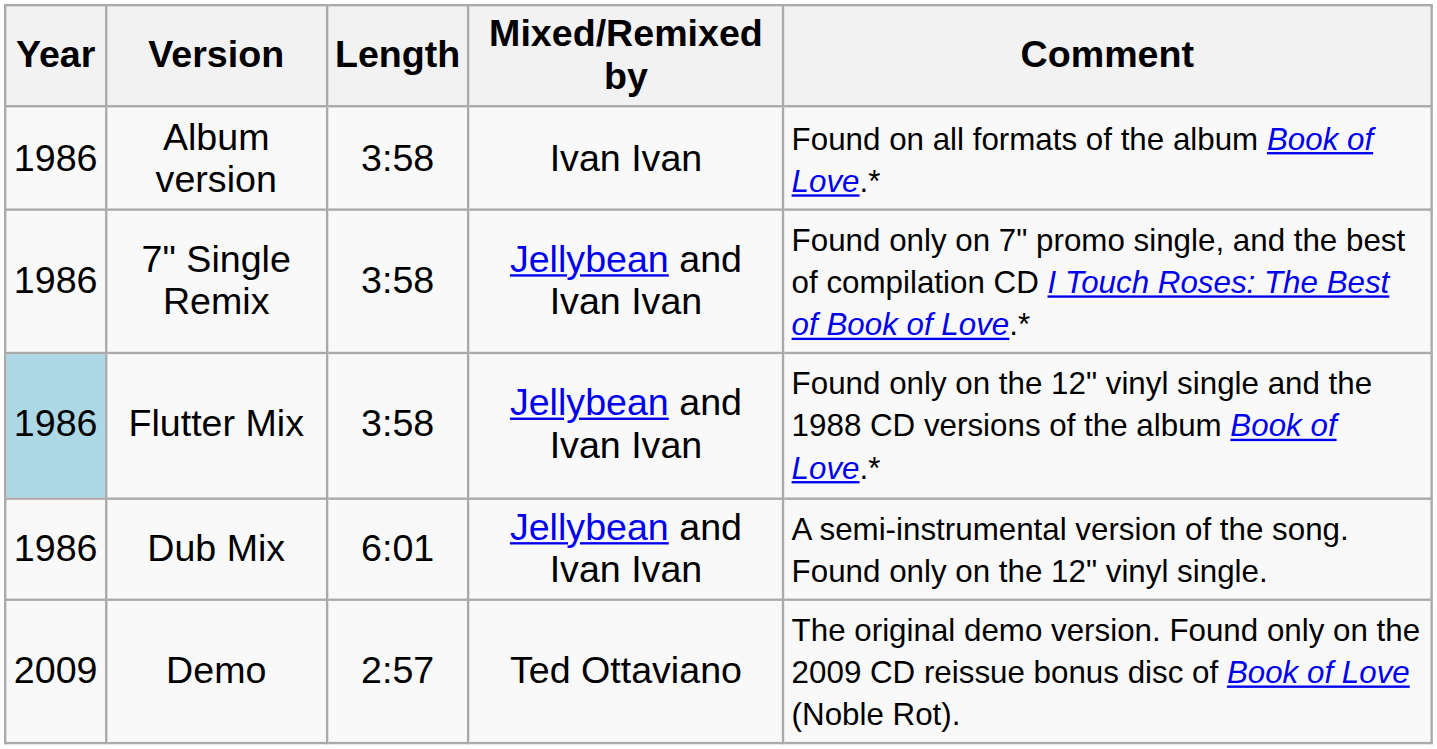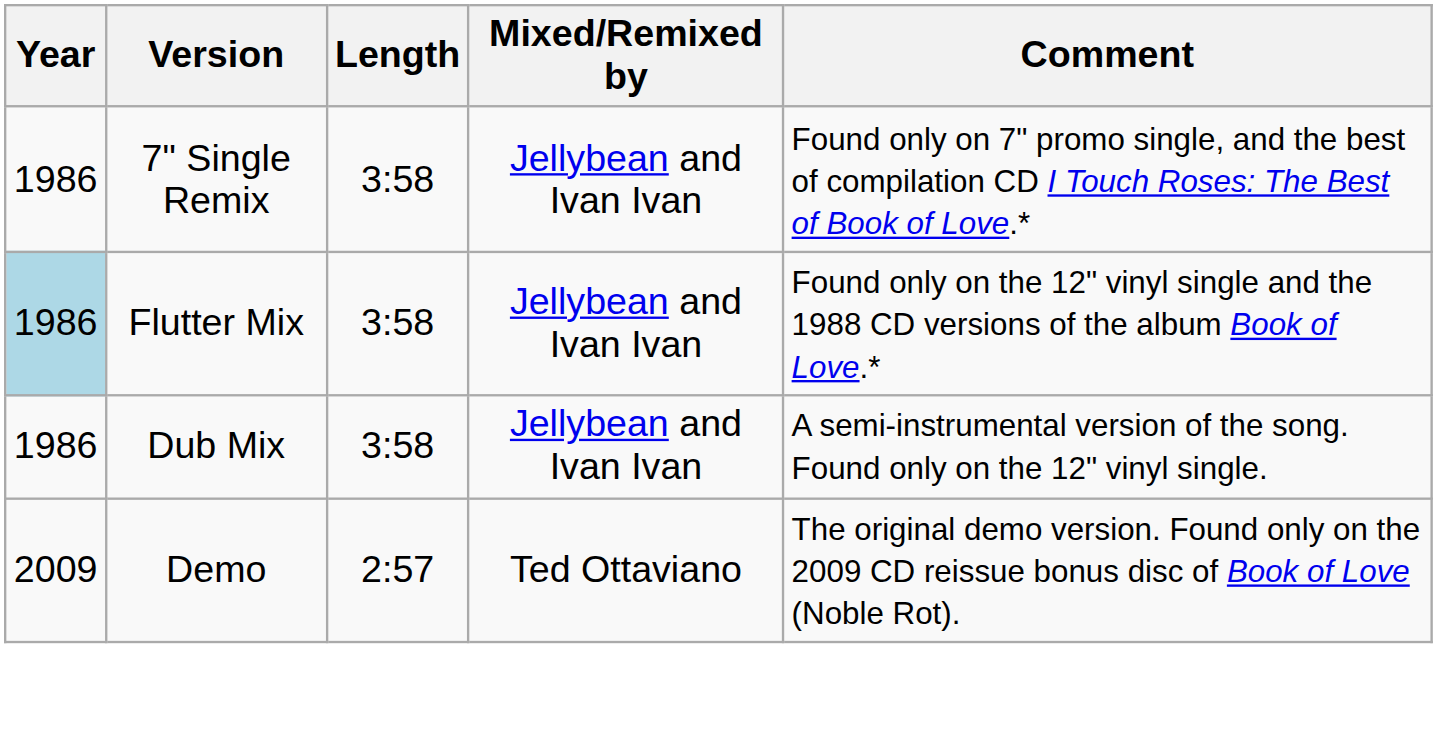- row: (216, 157)
(398, 547) 6:01 -> (398, 445) 3:58
